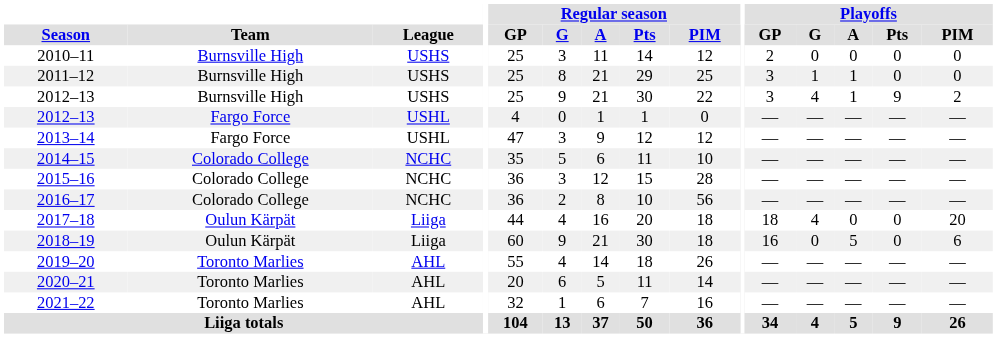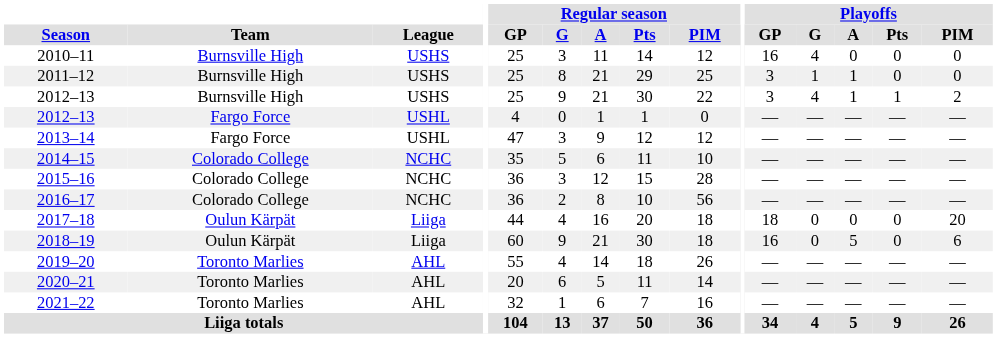(770, 55) 2 -> (770, 55) 16
(815, 55) 0 -> (815, 55) 4
(897, 96) 9 -> (897, 96) 1
(815, 220) 4 -> (815, 220) 0
